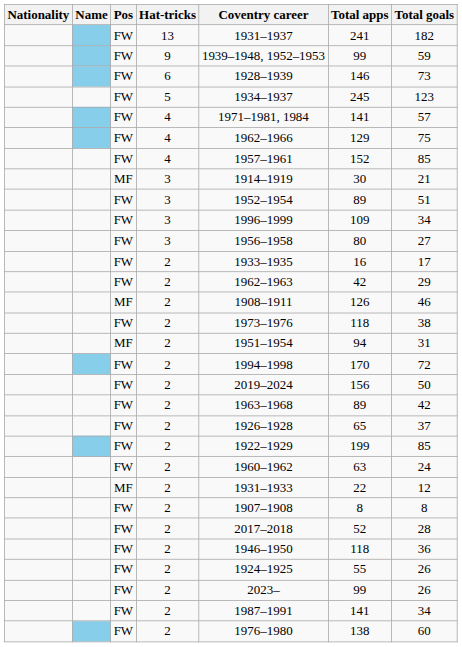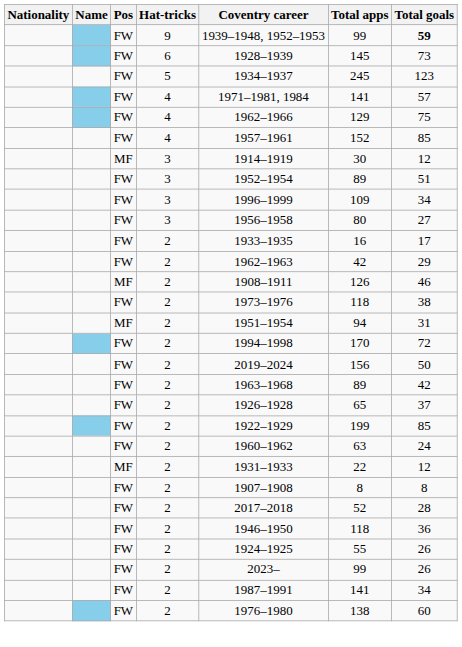- row: (123, 35)
(424, 55) normal -> (424, 35) bold
(360, 76) 146 -> (360, 55) 145
(424, 179) 21 -> (424, 158) 12
